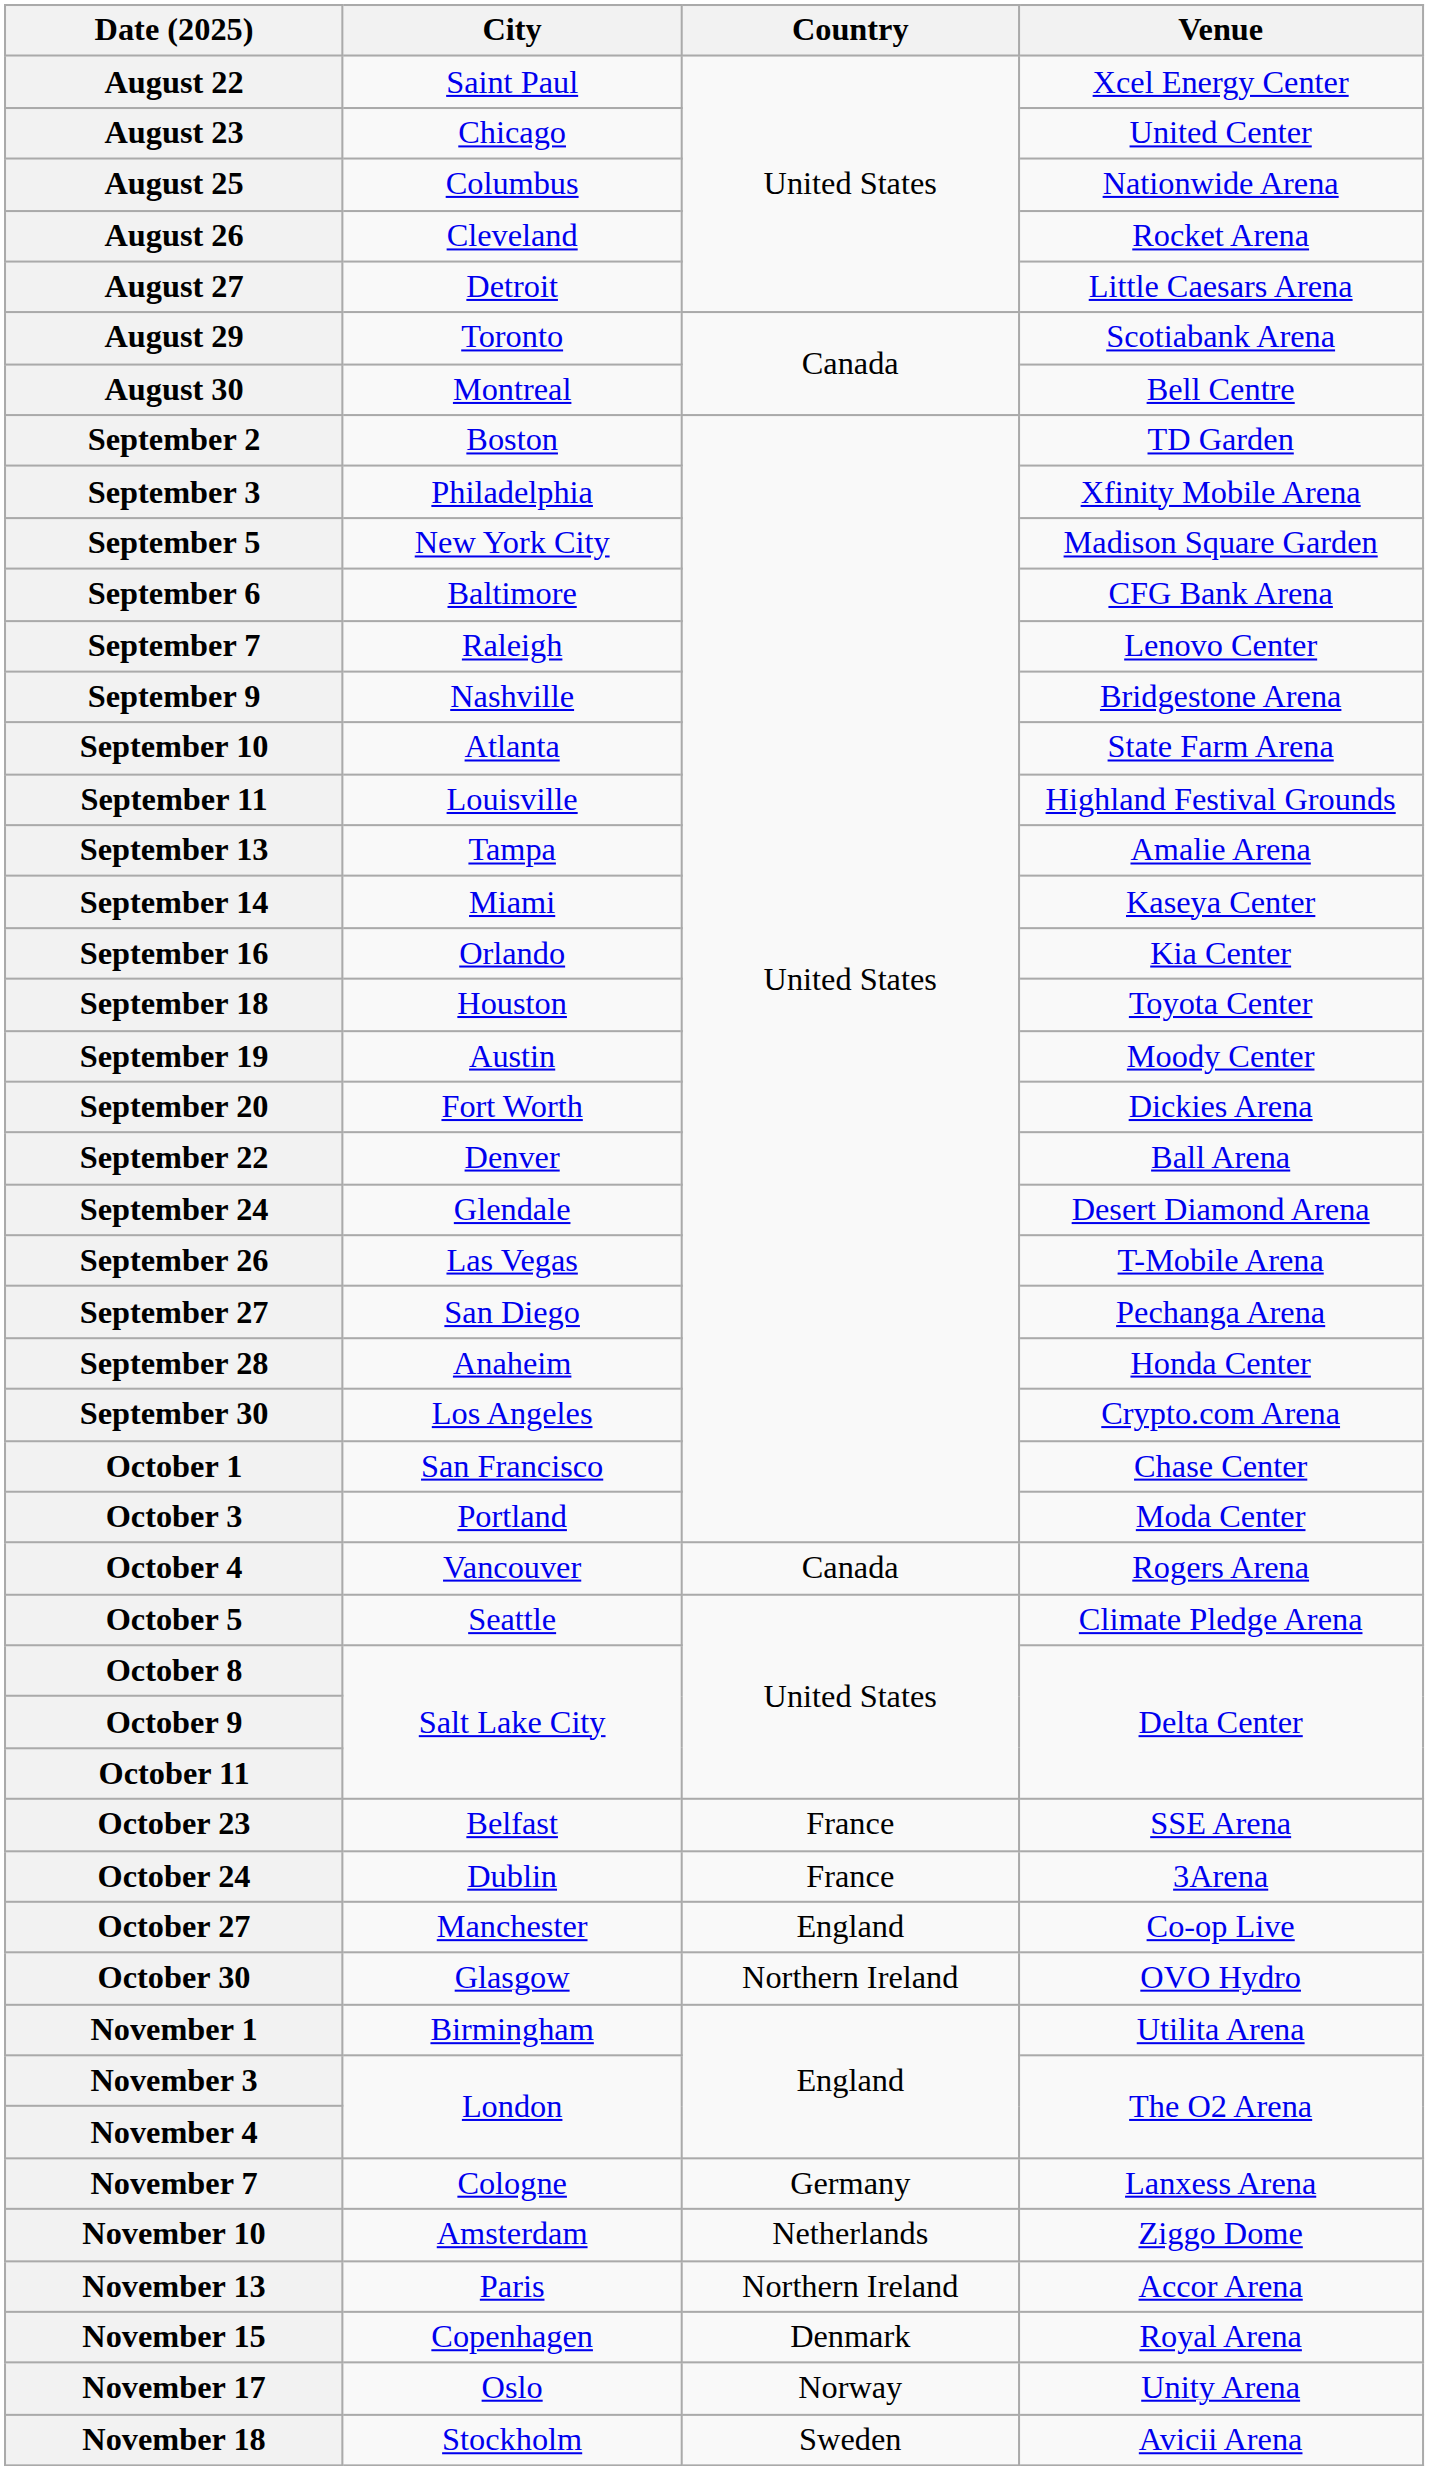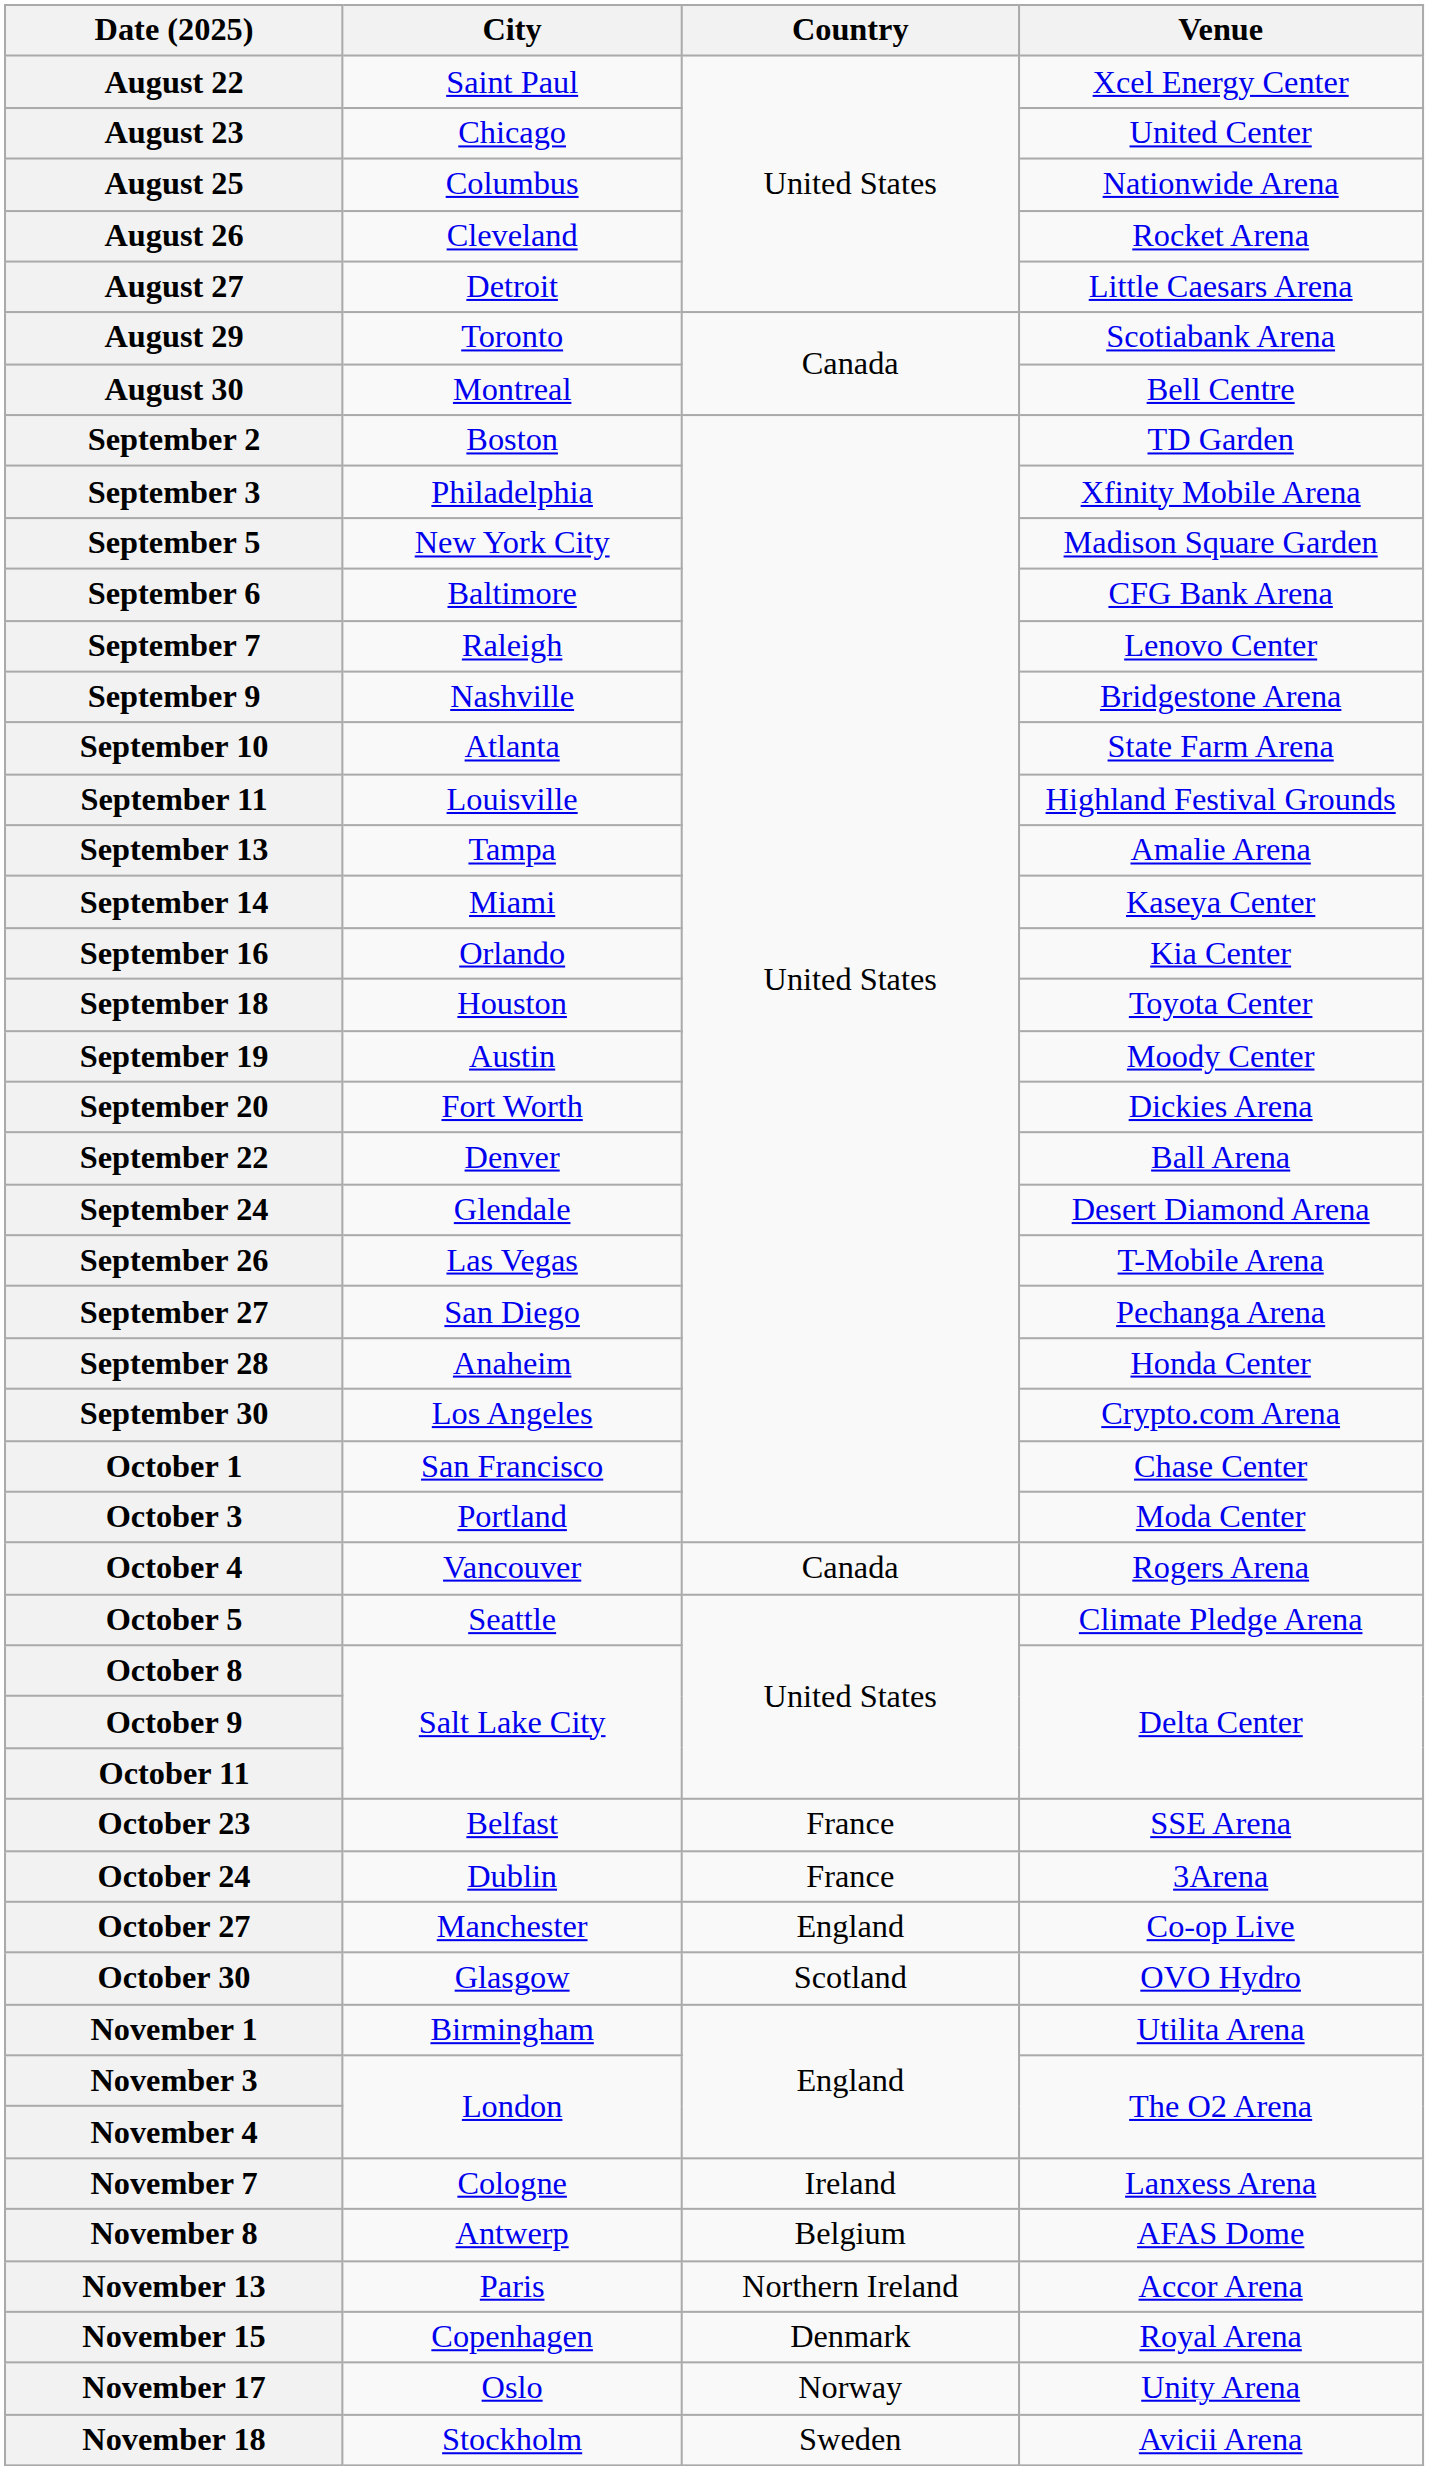(850, 1977) Northern Ireland -> (850, 1977) Scotland
(850, 2182) Germany -> (850, 2182) Ireland
+ row: (174, 2234)
- row: (174, 2234)
